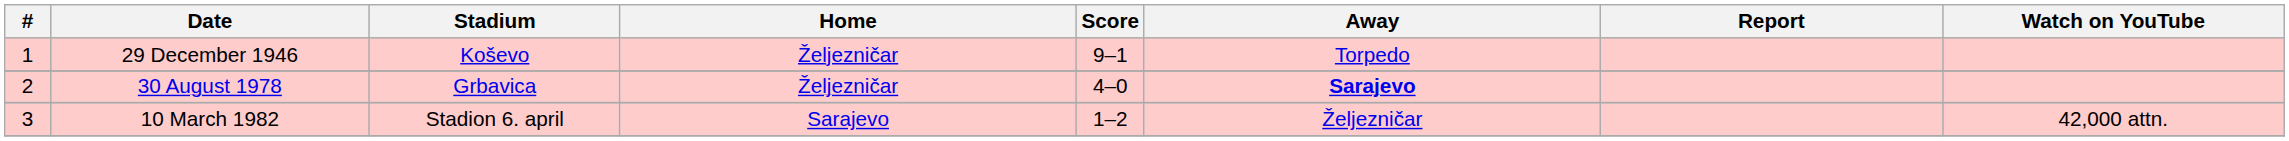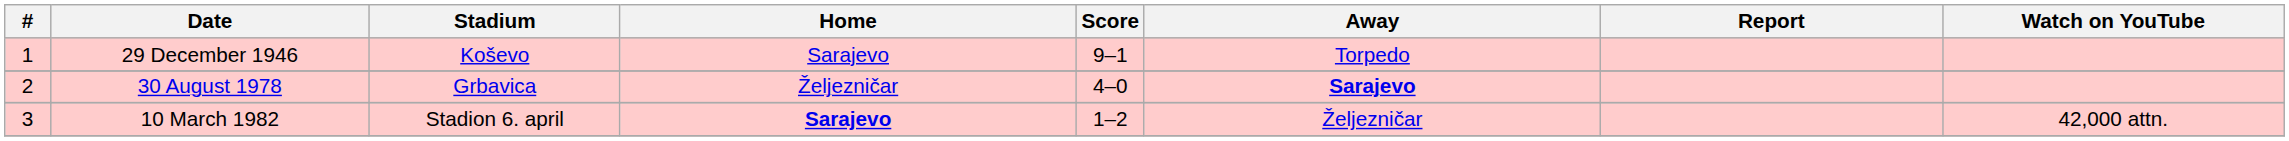(848, 54) Željezničar -> (848, 54) Sarajevo
(848, 120) normal -> (848, 120) bold
